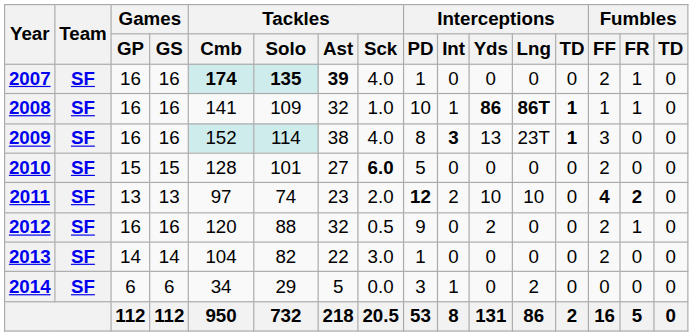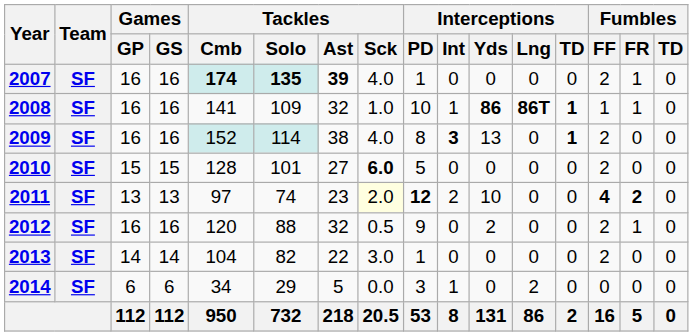(534, 138) 23T -> (534, 138) 0
(605, 138) 3 -> (605, 138) 2
(381, 197) no background -> (381, 197) lightyellow background
(534, 197) 10 -> (534, 197) 0
